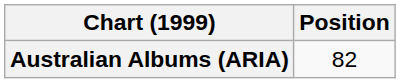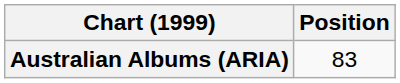(344, 58) 82 -> (344, 58) 83
